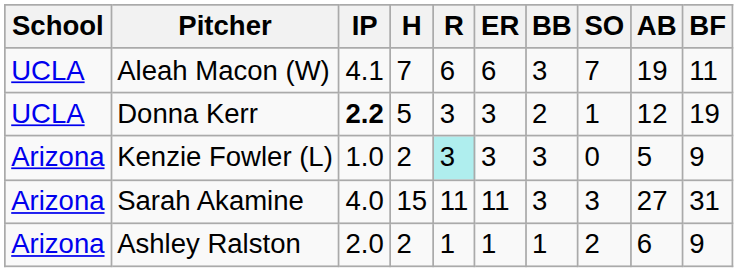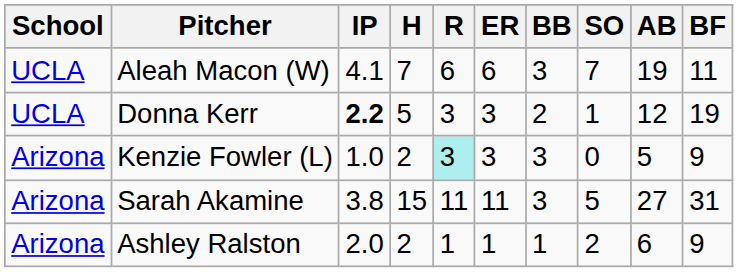(365, 200) 4.0 -> (365, 200) 3.8
(592, 200) 3 -> (592, 200) 5
